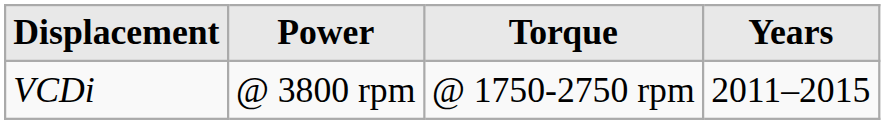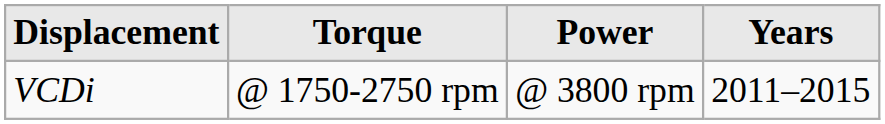columns swapped: (326, 32) <-> (563, 32)
